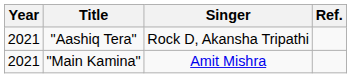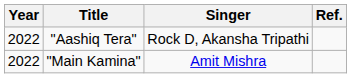(24, 38) 2021 -> (24, 38) 2022
(24, 61) 2021 -> (24, 61) 2022
